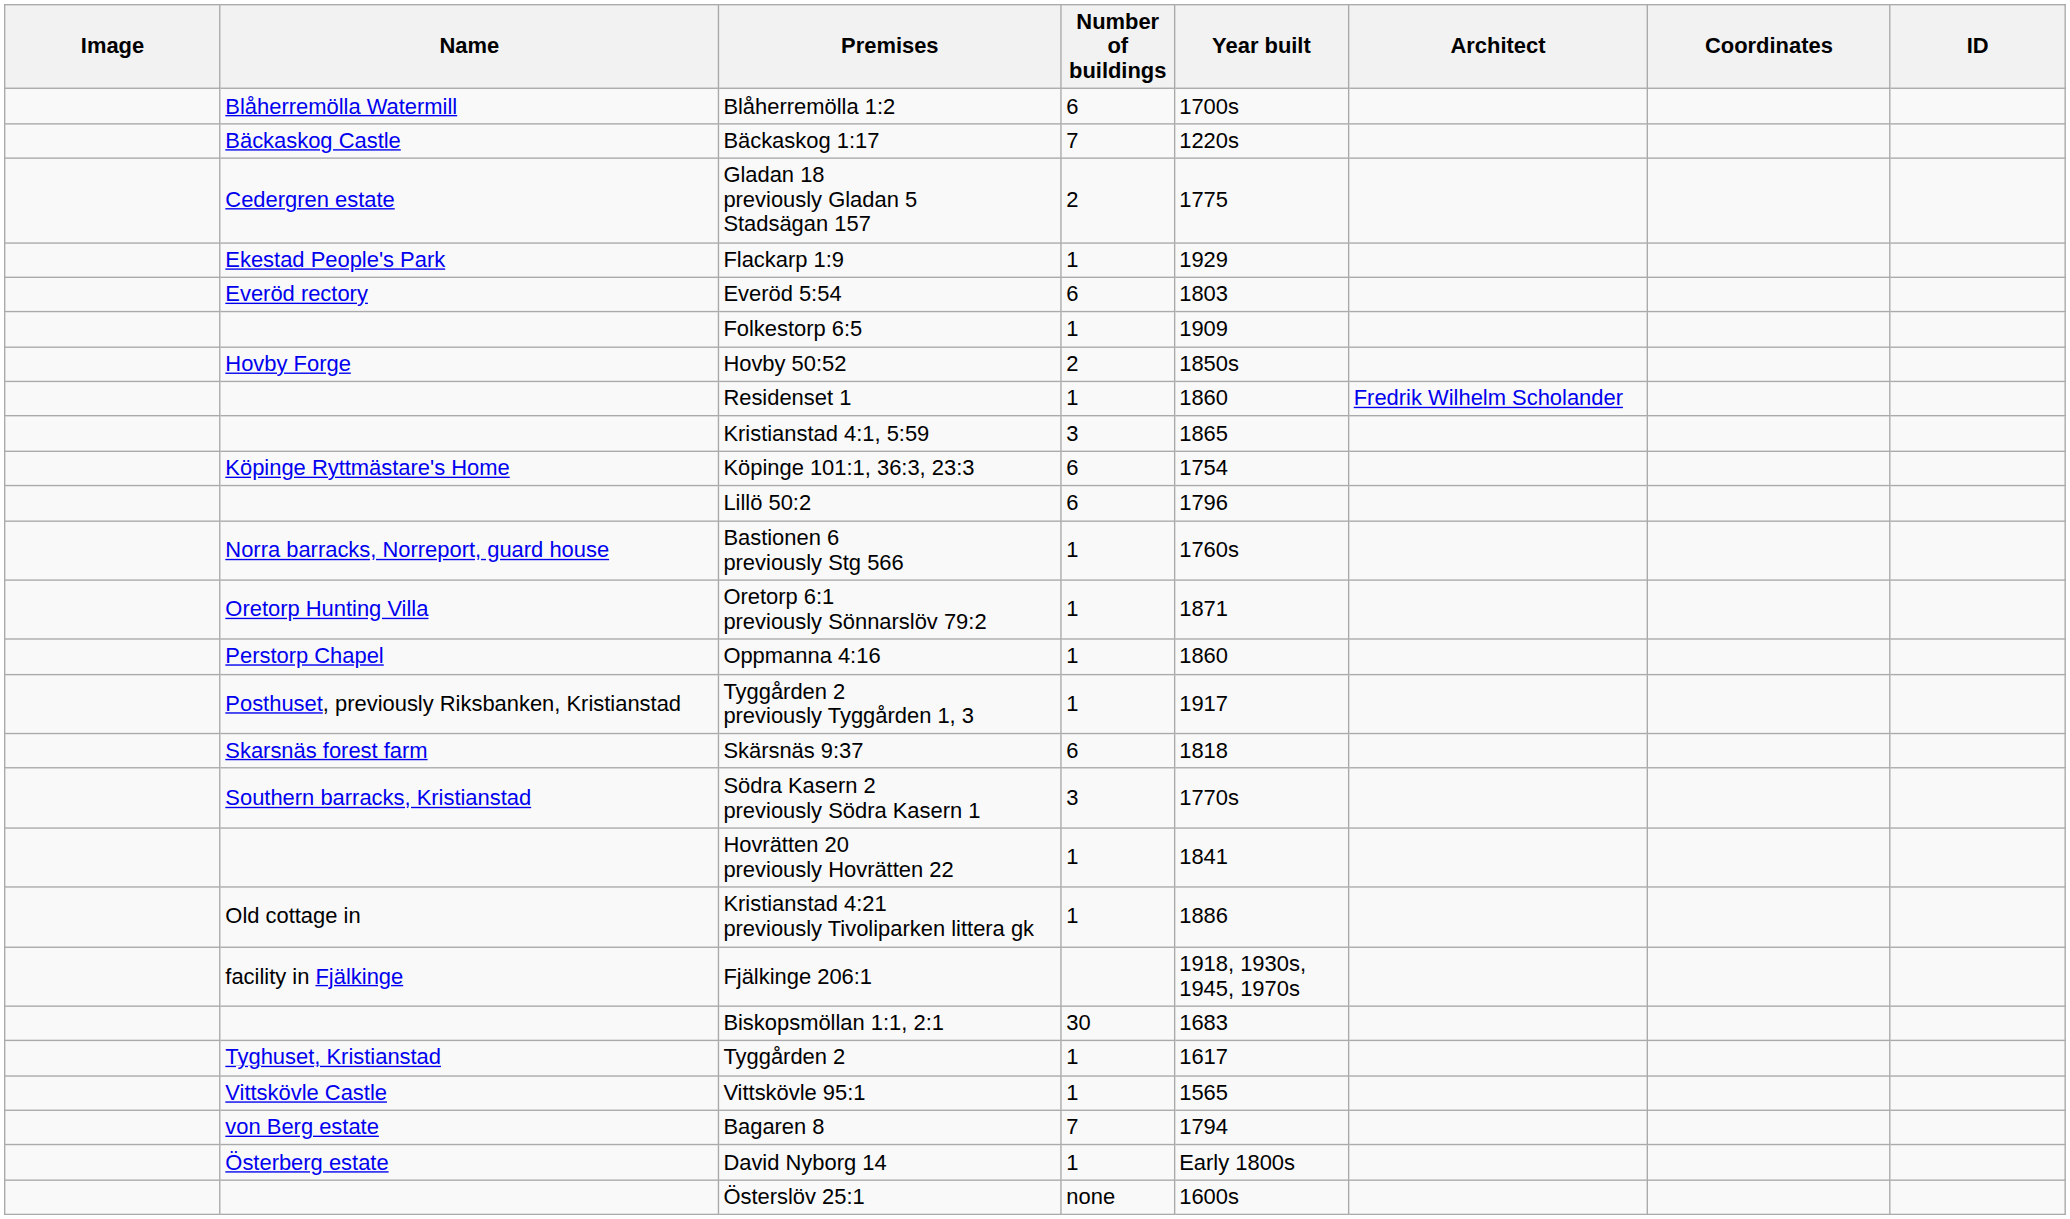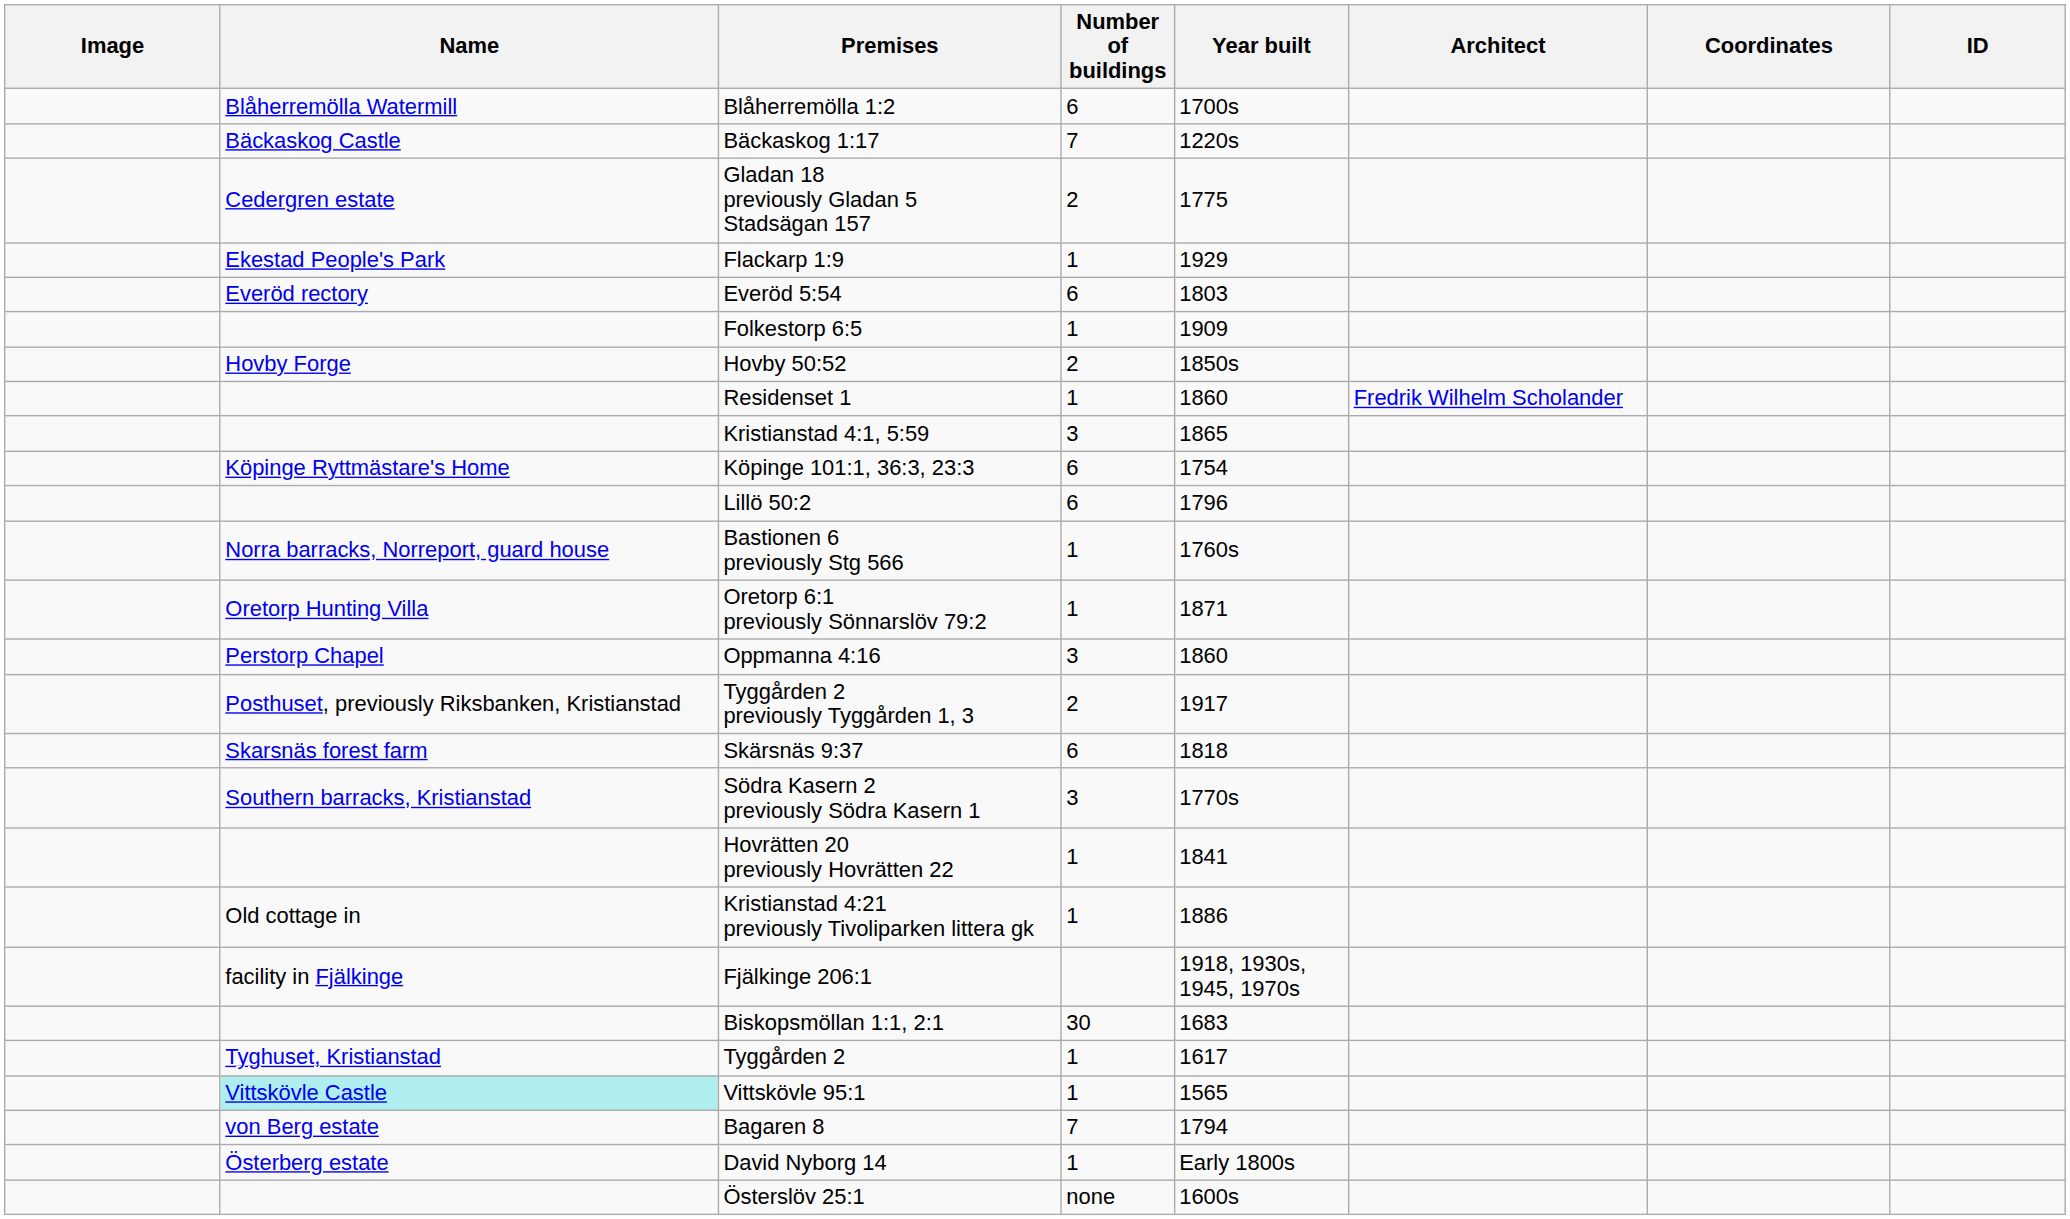(1072, 656) 1 -> (1072, 656) 3
(1072, 703) 1 -> (1072, 703) 2
(306, 1092) no background -> (306, 1092) paleturquoise background
